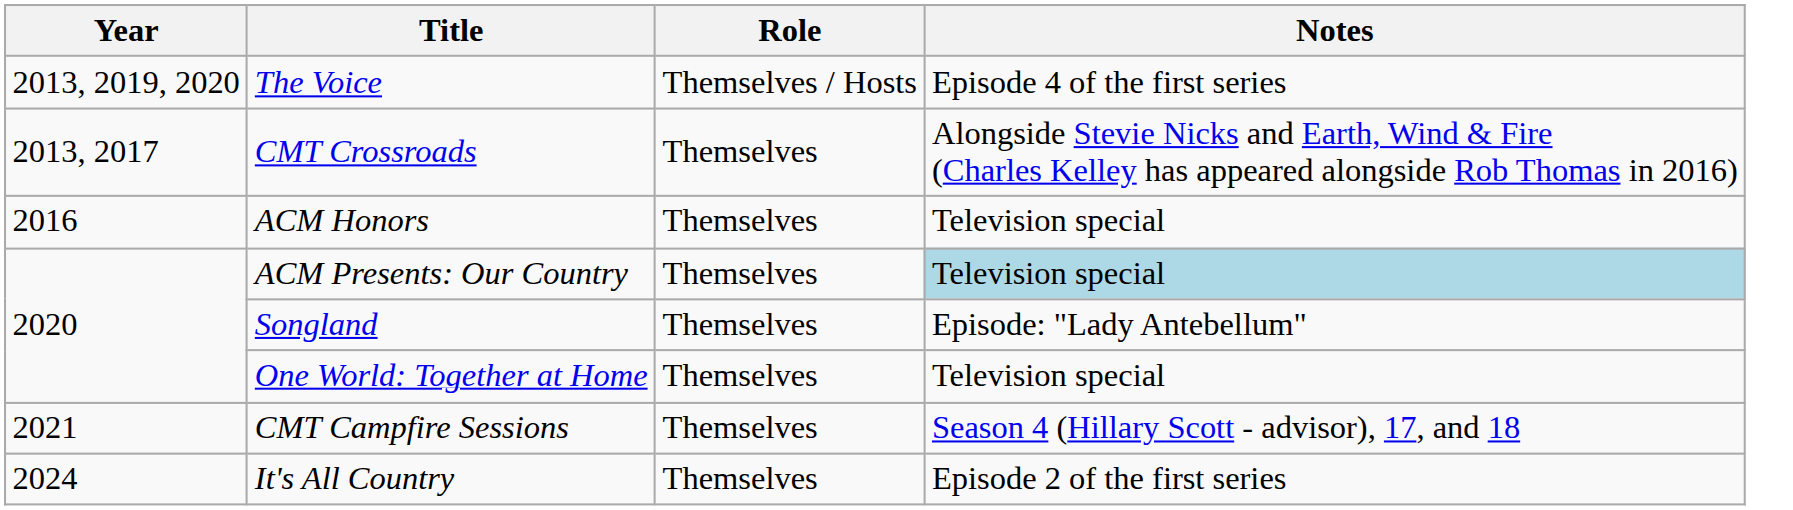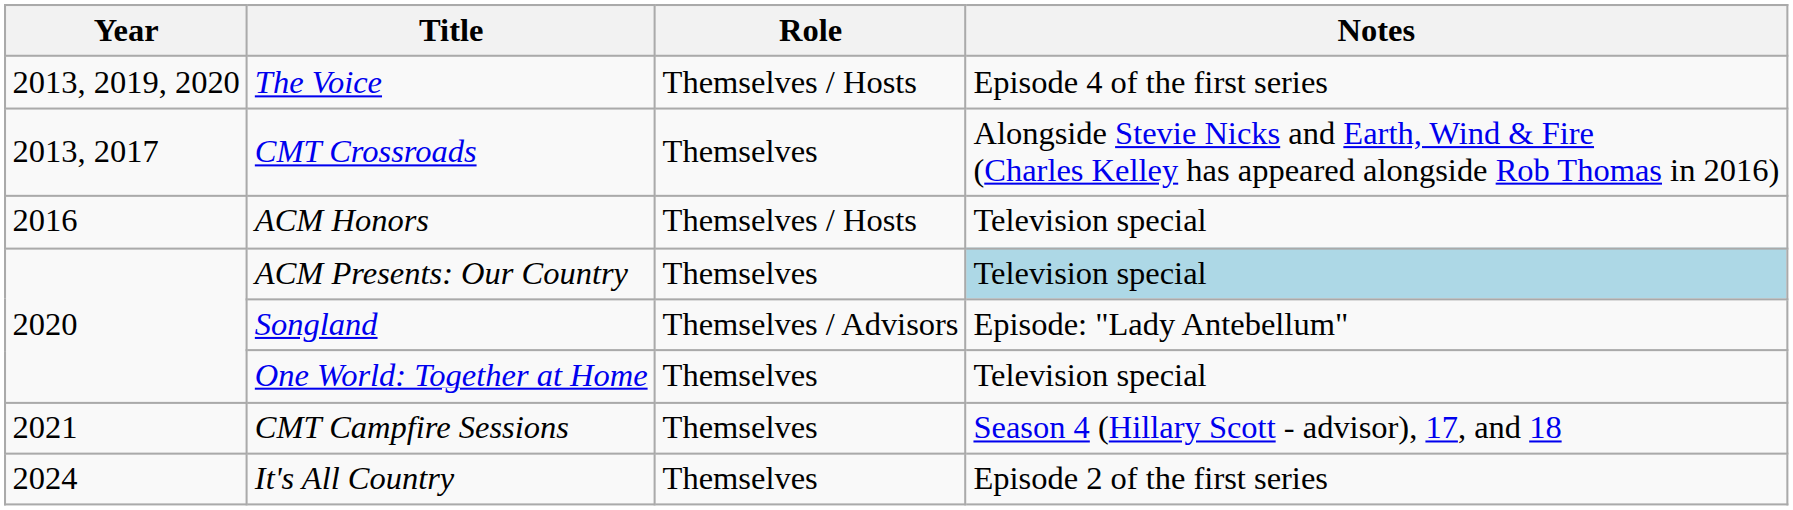(740, 221) Themselves -> (790, 221) Themselves / Hosts
(740, 324) Themselves -> (811, 324) Themselves / Advisors
